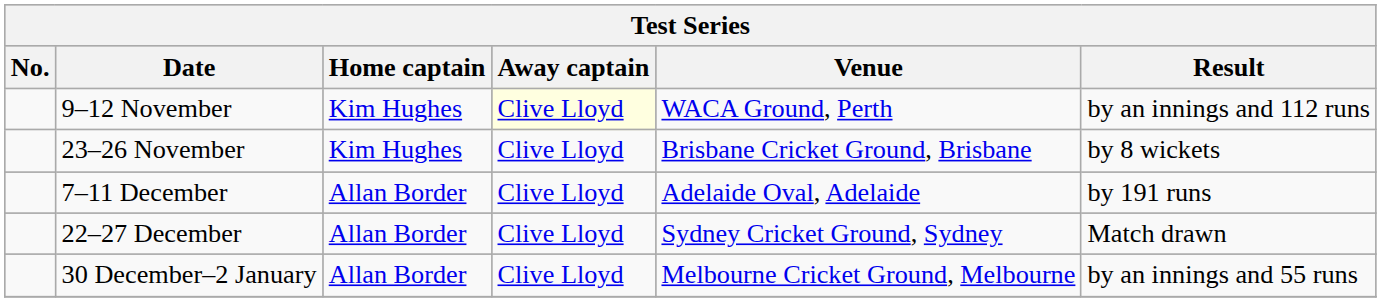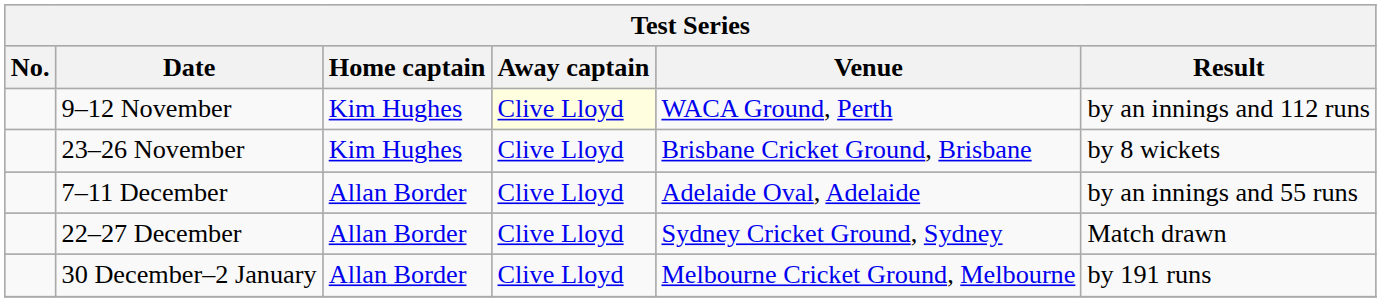(1149, 191) by 191 runs -> (1223, 191) by an innings and 55 runs
(1223, 274) by an innings and 55 runs -> (1149, 274) by 191 runs
